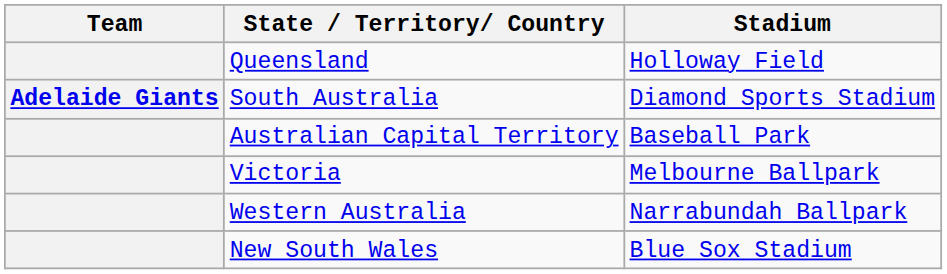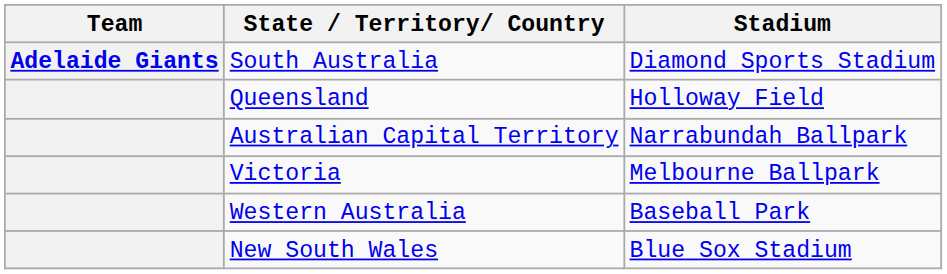rows swapped: (334, 99) <-> (299, 61)
(720, 137) Baseball Park -> (768, 137) Narrabundah Ballpark
(768, 212) Narrabundah Ballpark -> (720, 212) Baseball Park
